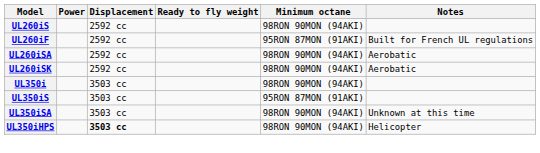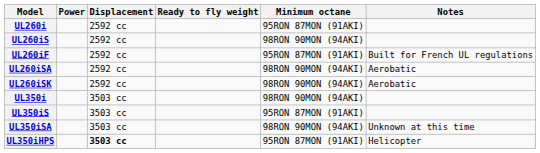+ row: (30, 26)
(313, 127) 98RON 90MON (94AKI) -> (313, 141) 95RON 87MON (91AKI)
